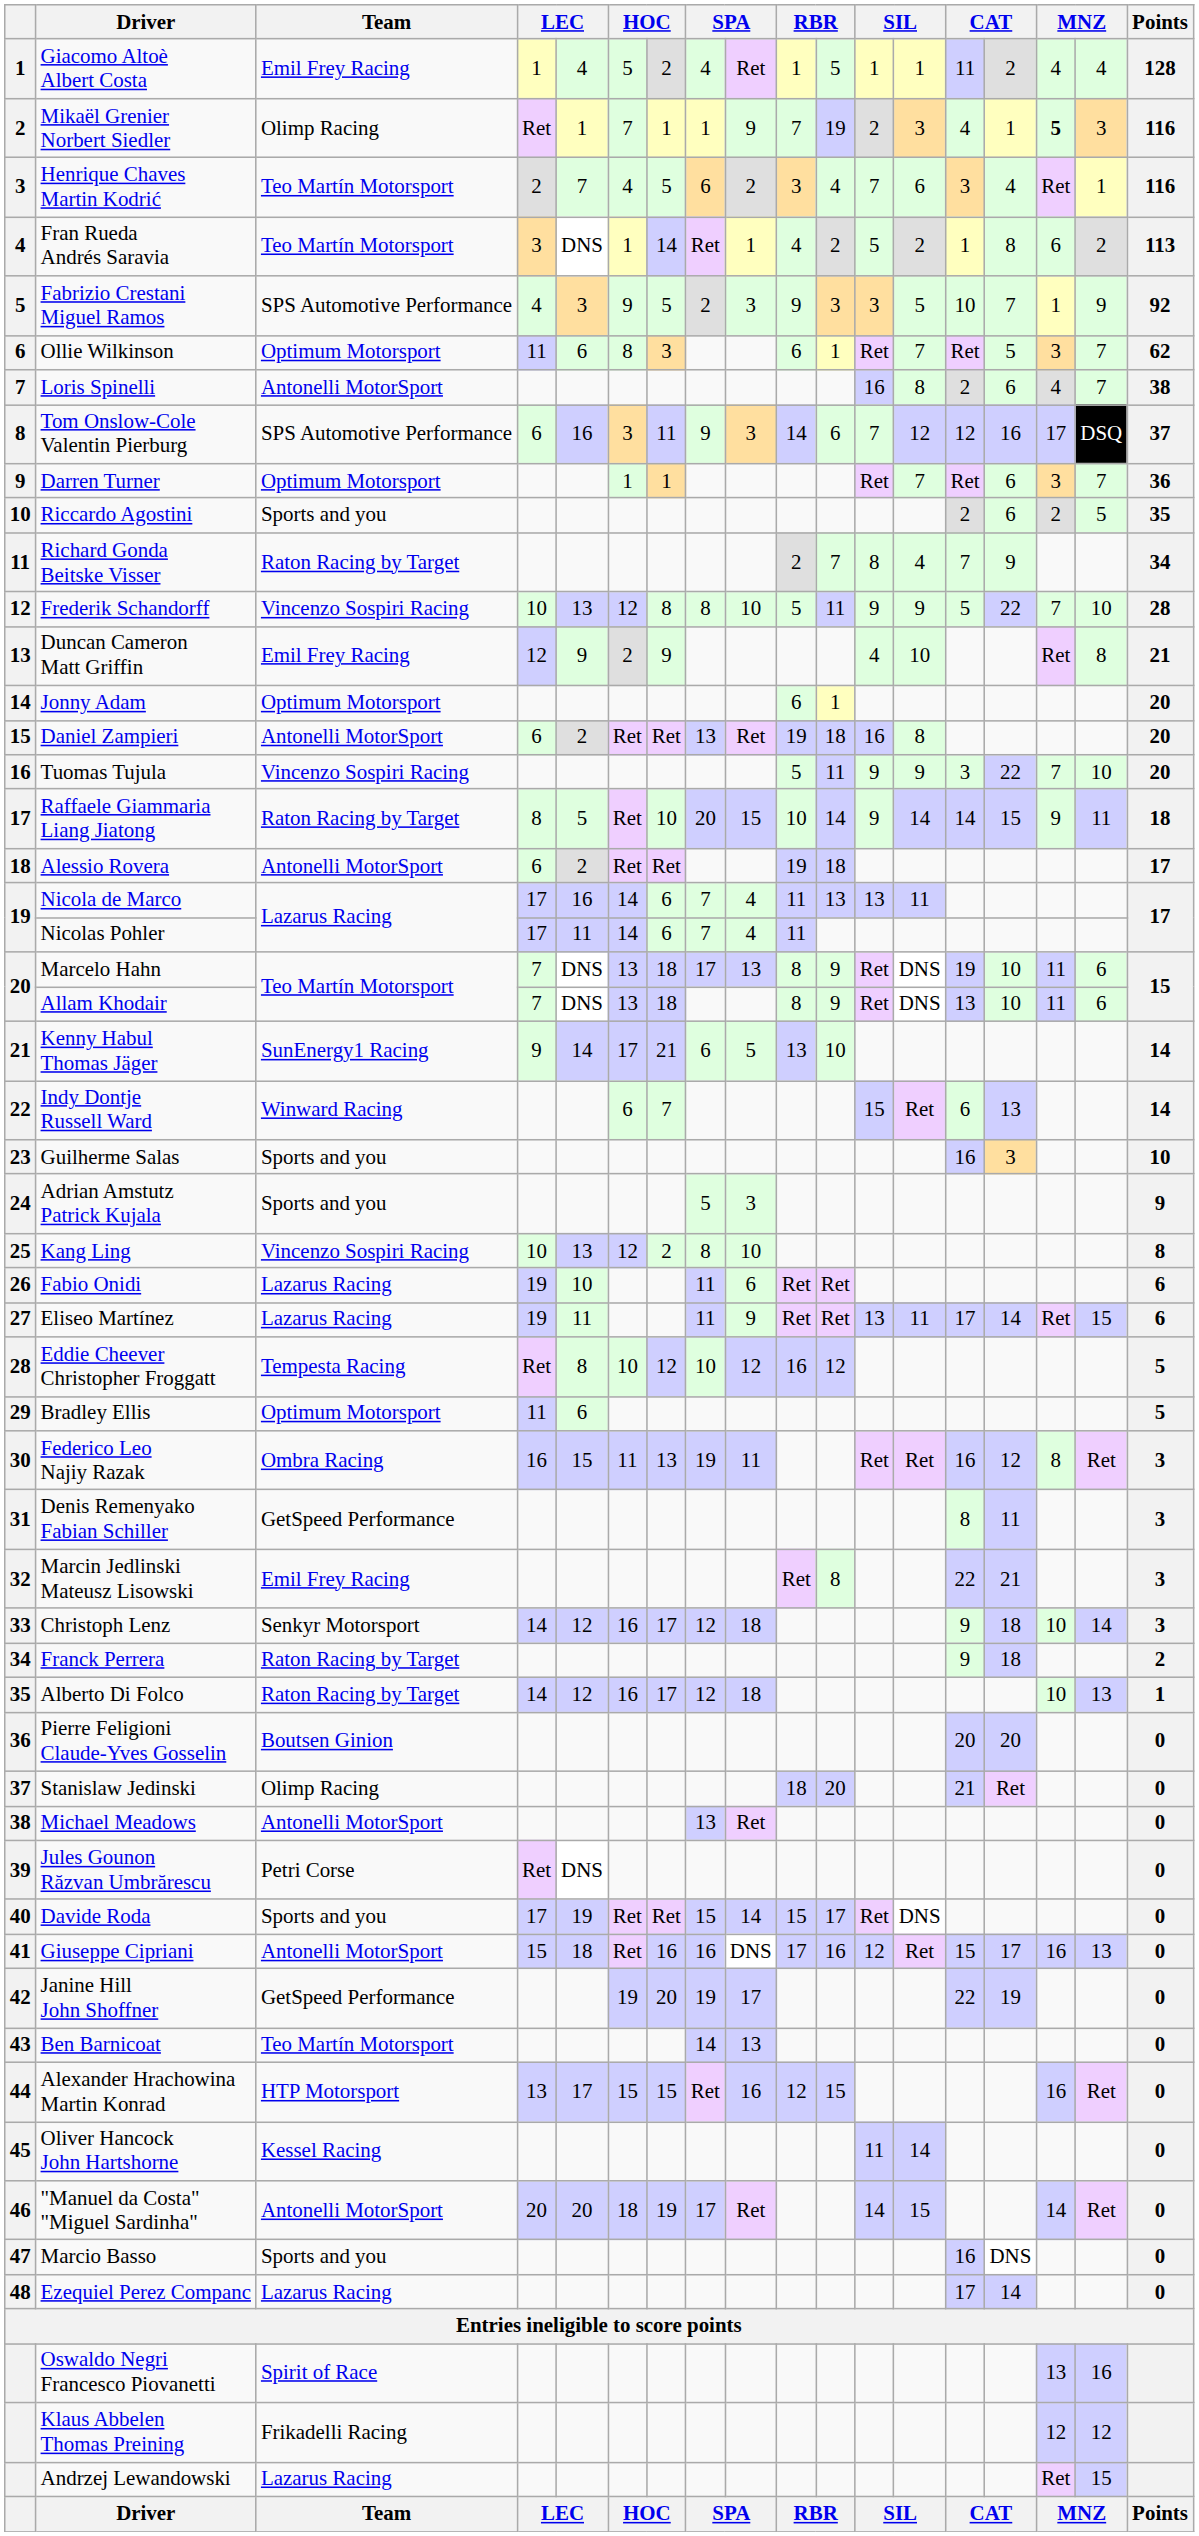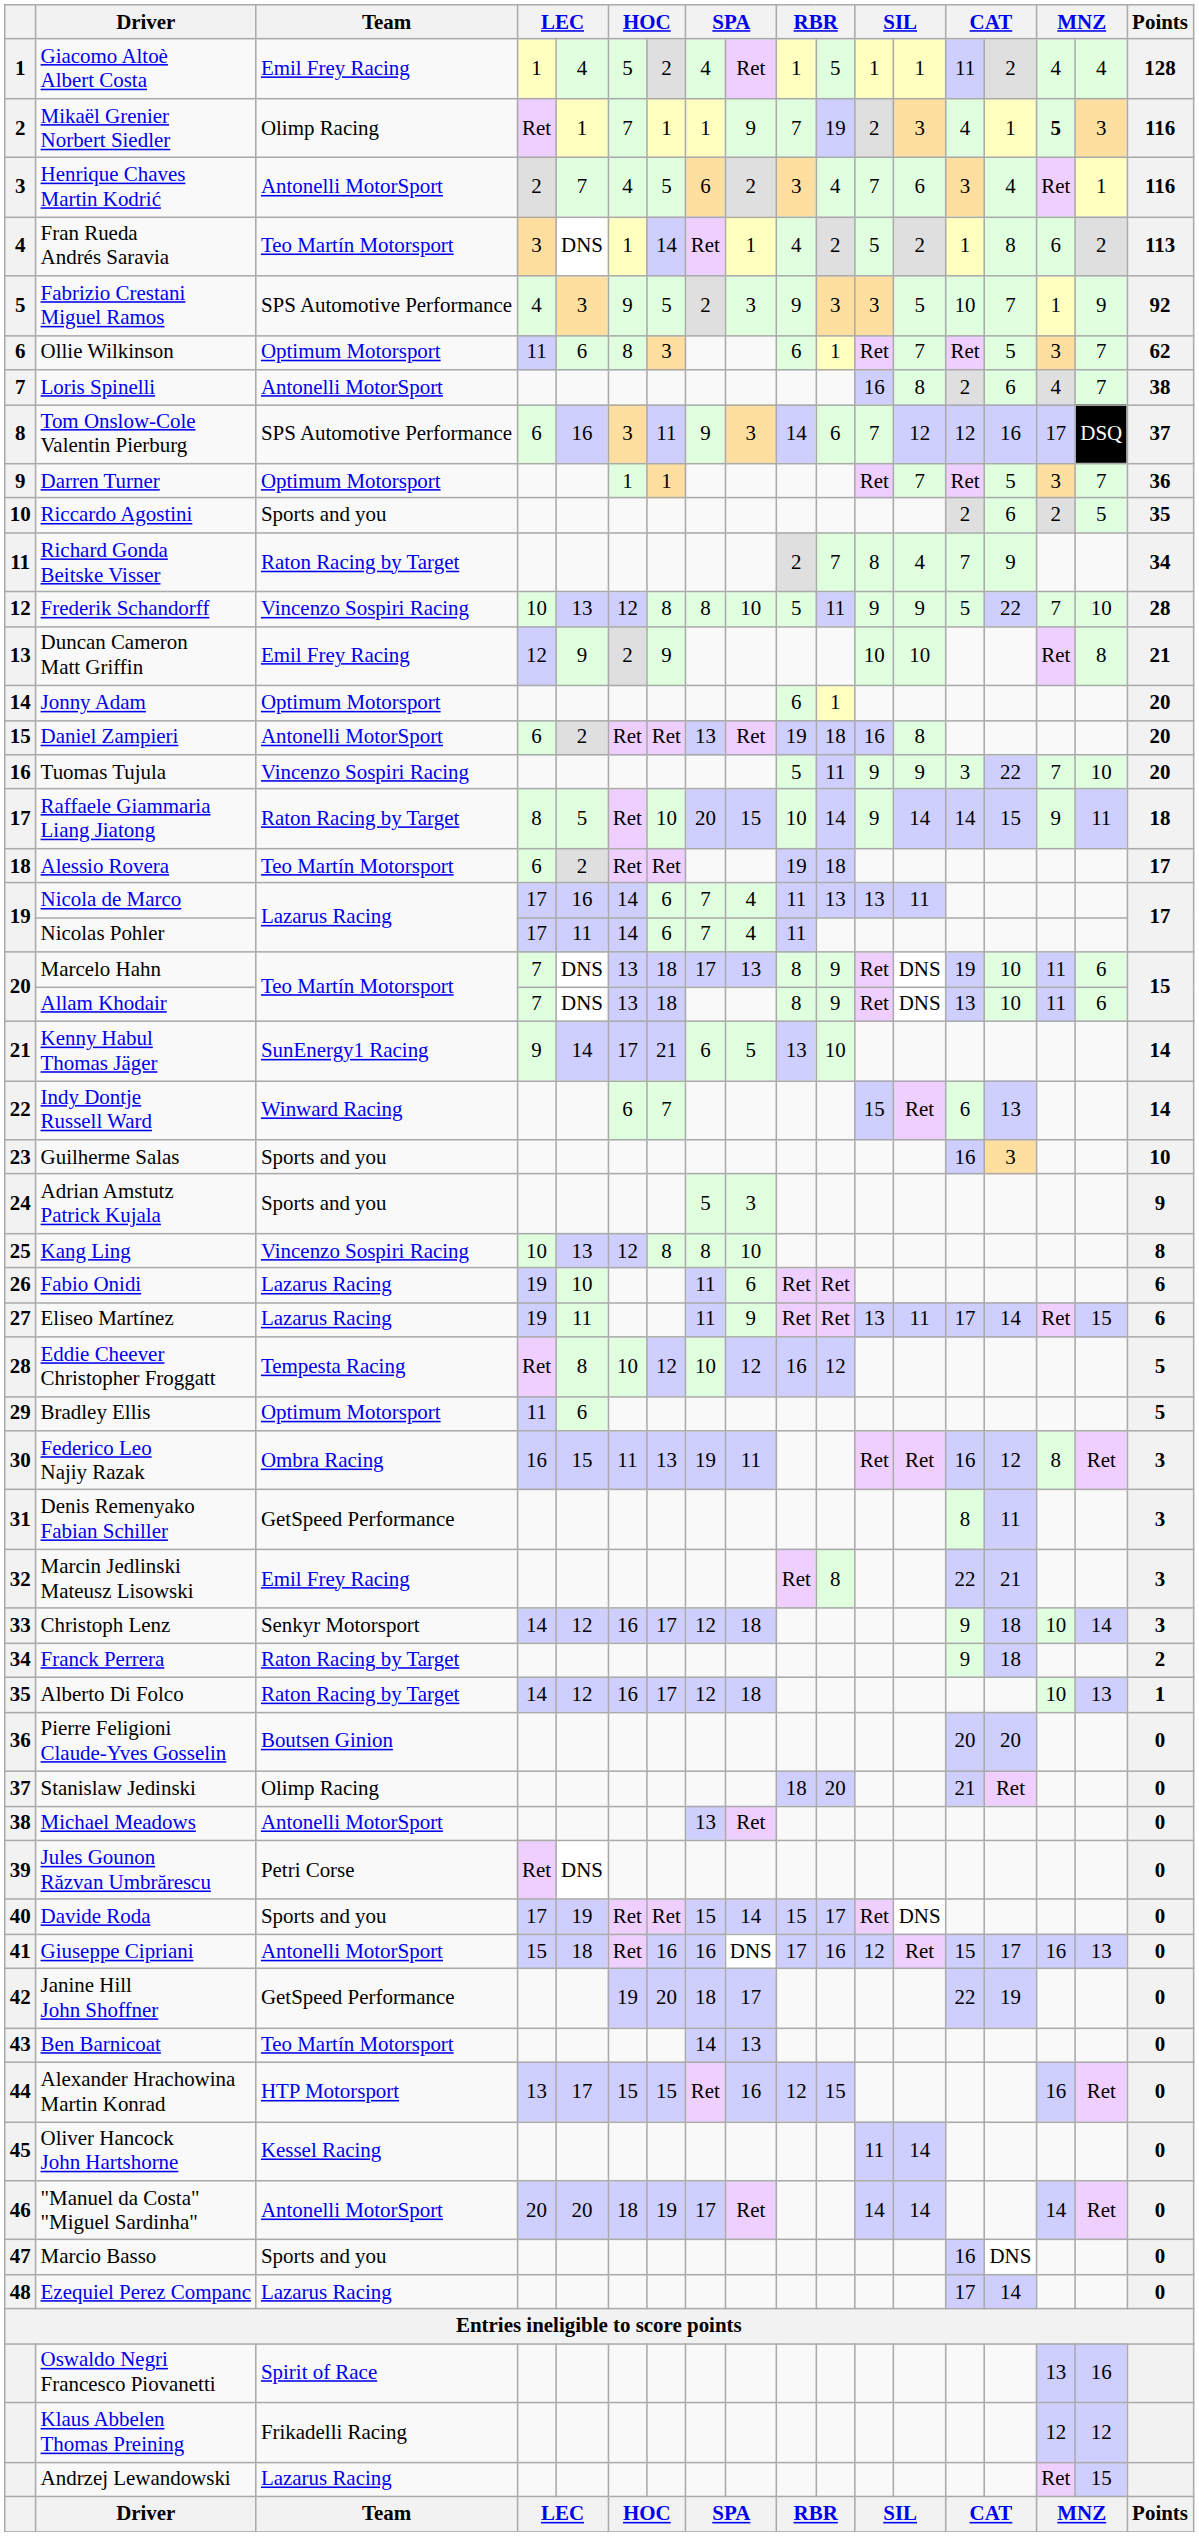(357, 186) Teo Martín Motorsport -> (352, 186) Antonelli MotorSport
(1010, 480) 6 -> (1010, 480) 5
(874, 655) 4 -> (874, 655) 10
(352, 865) Antonelli MotorSport -> (357, 865) Teo Martín Motorsport
(666, 1250) 2 -> (666, 1250) 8
(705, 1997) 19 -> (705, 1997) 18
(920, 2209) 15 -> (920, 2209) 14
